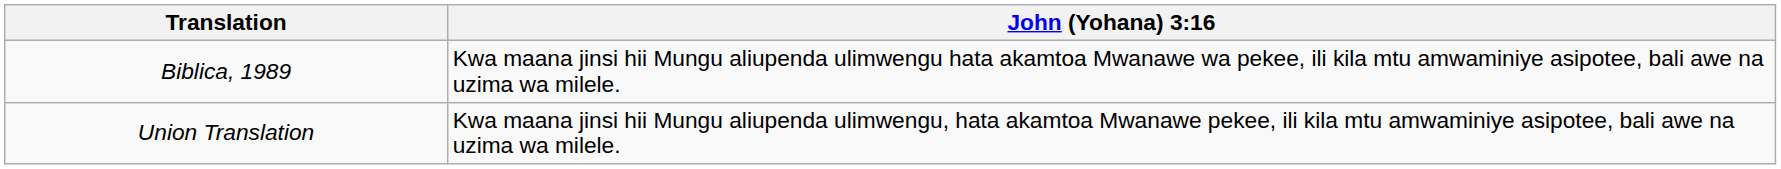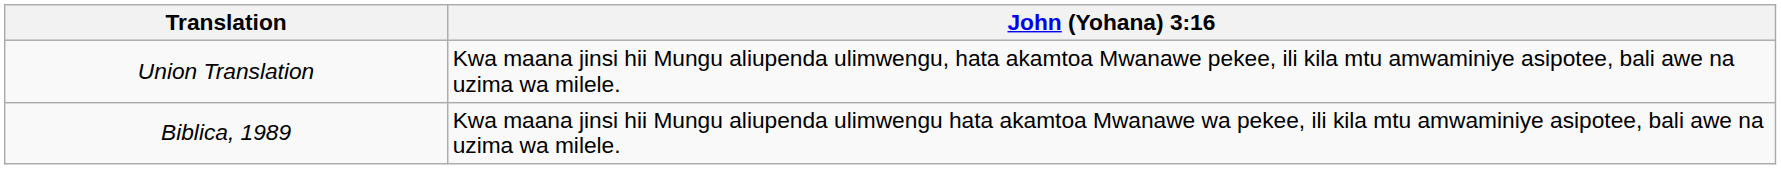rows swapped: (226, 132) <-> (226, 71)
